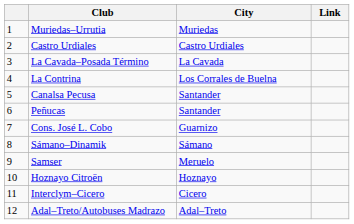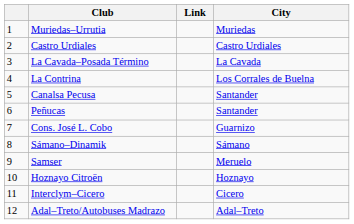columns swapped: (244, 12) <-> (330, 12)
